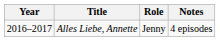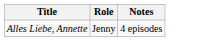- column: (29, 12)
